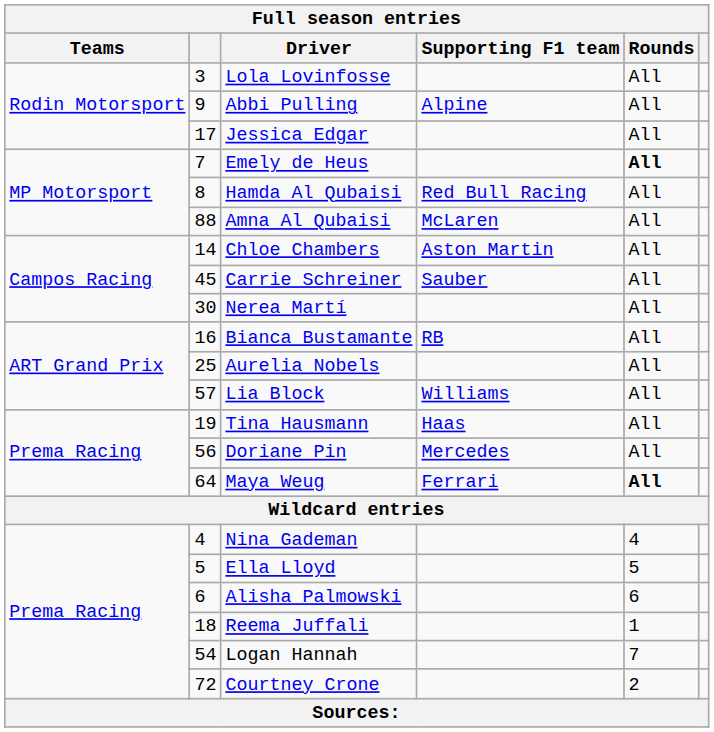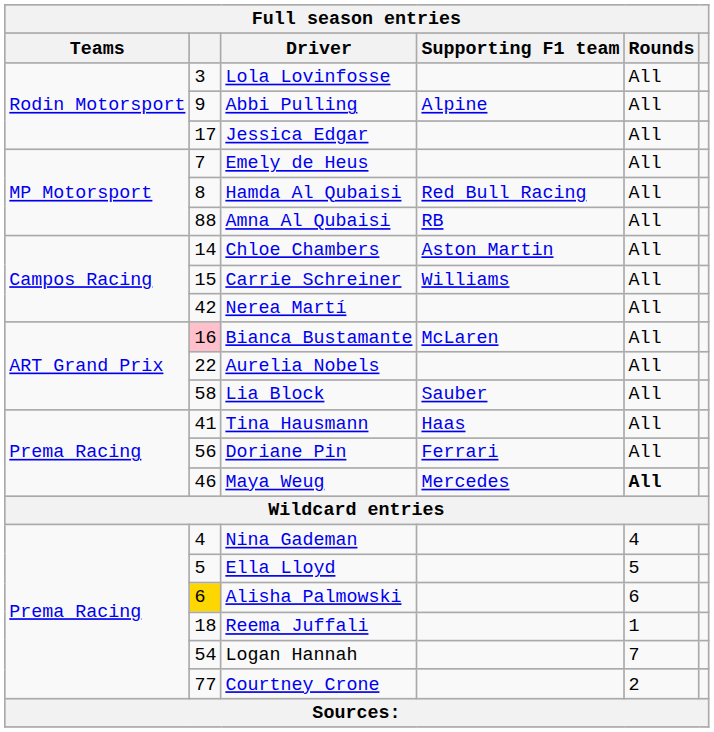(645, 164) bold -> (645, 164) normal
(460, 222) McLaren -> (432, 222) RB
(205, 279) 45 -> (205, 279) 15
(454, 279) Sauber -> (465, 279) Williams
(205, 308) 30 -> (205, 308) 42
(205, 337) no background -> (205, 337) pink background
(432, 337) RB -> (460, 337) McLaren
(205, 366) 25 -> (205, 366) 22
(205, 395) 57 -> (205, 395) 58
(465, 395) Williams -> (454, 395) Sauber
(205, 424) 19 -> (205, 424) 41
(465, 453) Mercedes -> (460, 453) Ferrari
(205, 482) 64 -> (205, 482) 46
(460, 482) Ferrari -> (465, 482) Mercedes
(200, 597) no background -> (200, 597) gold background
(205, 684) 72 -> (205, 684) 77
